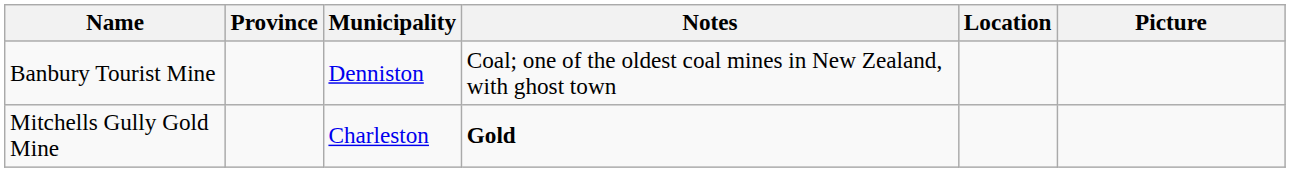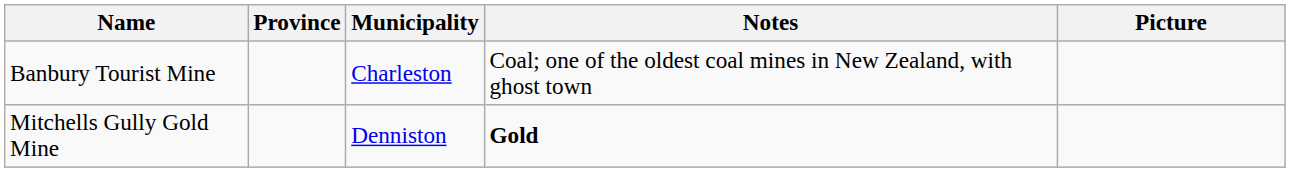- column: (1008, 22)
(376, 72) Denniston -> (401, 72) Charleston
(379, 135) Charleston -> (399, 135) Denniston
